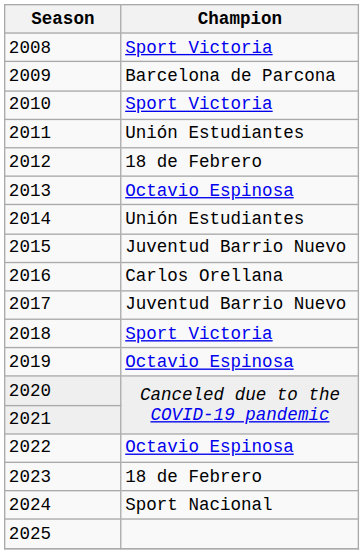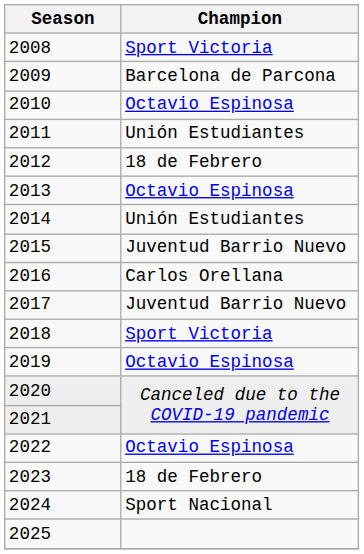(199, 105) Sport Victoria -> (209, 105) Octavio Espinosa
